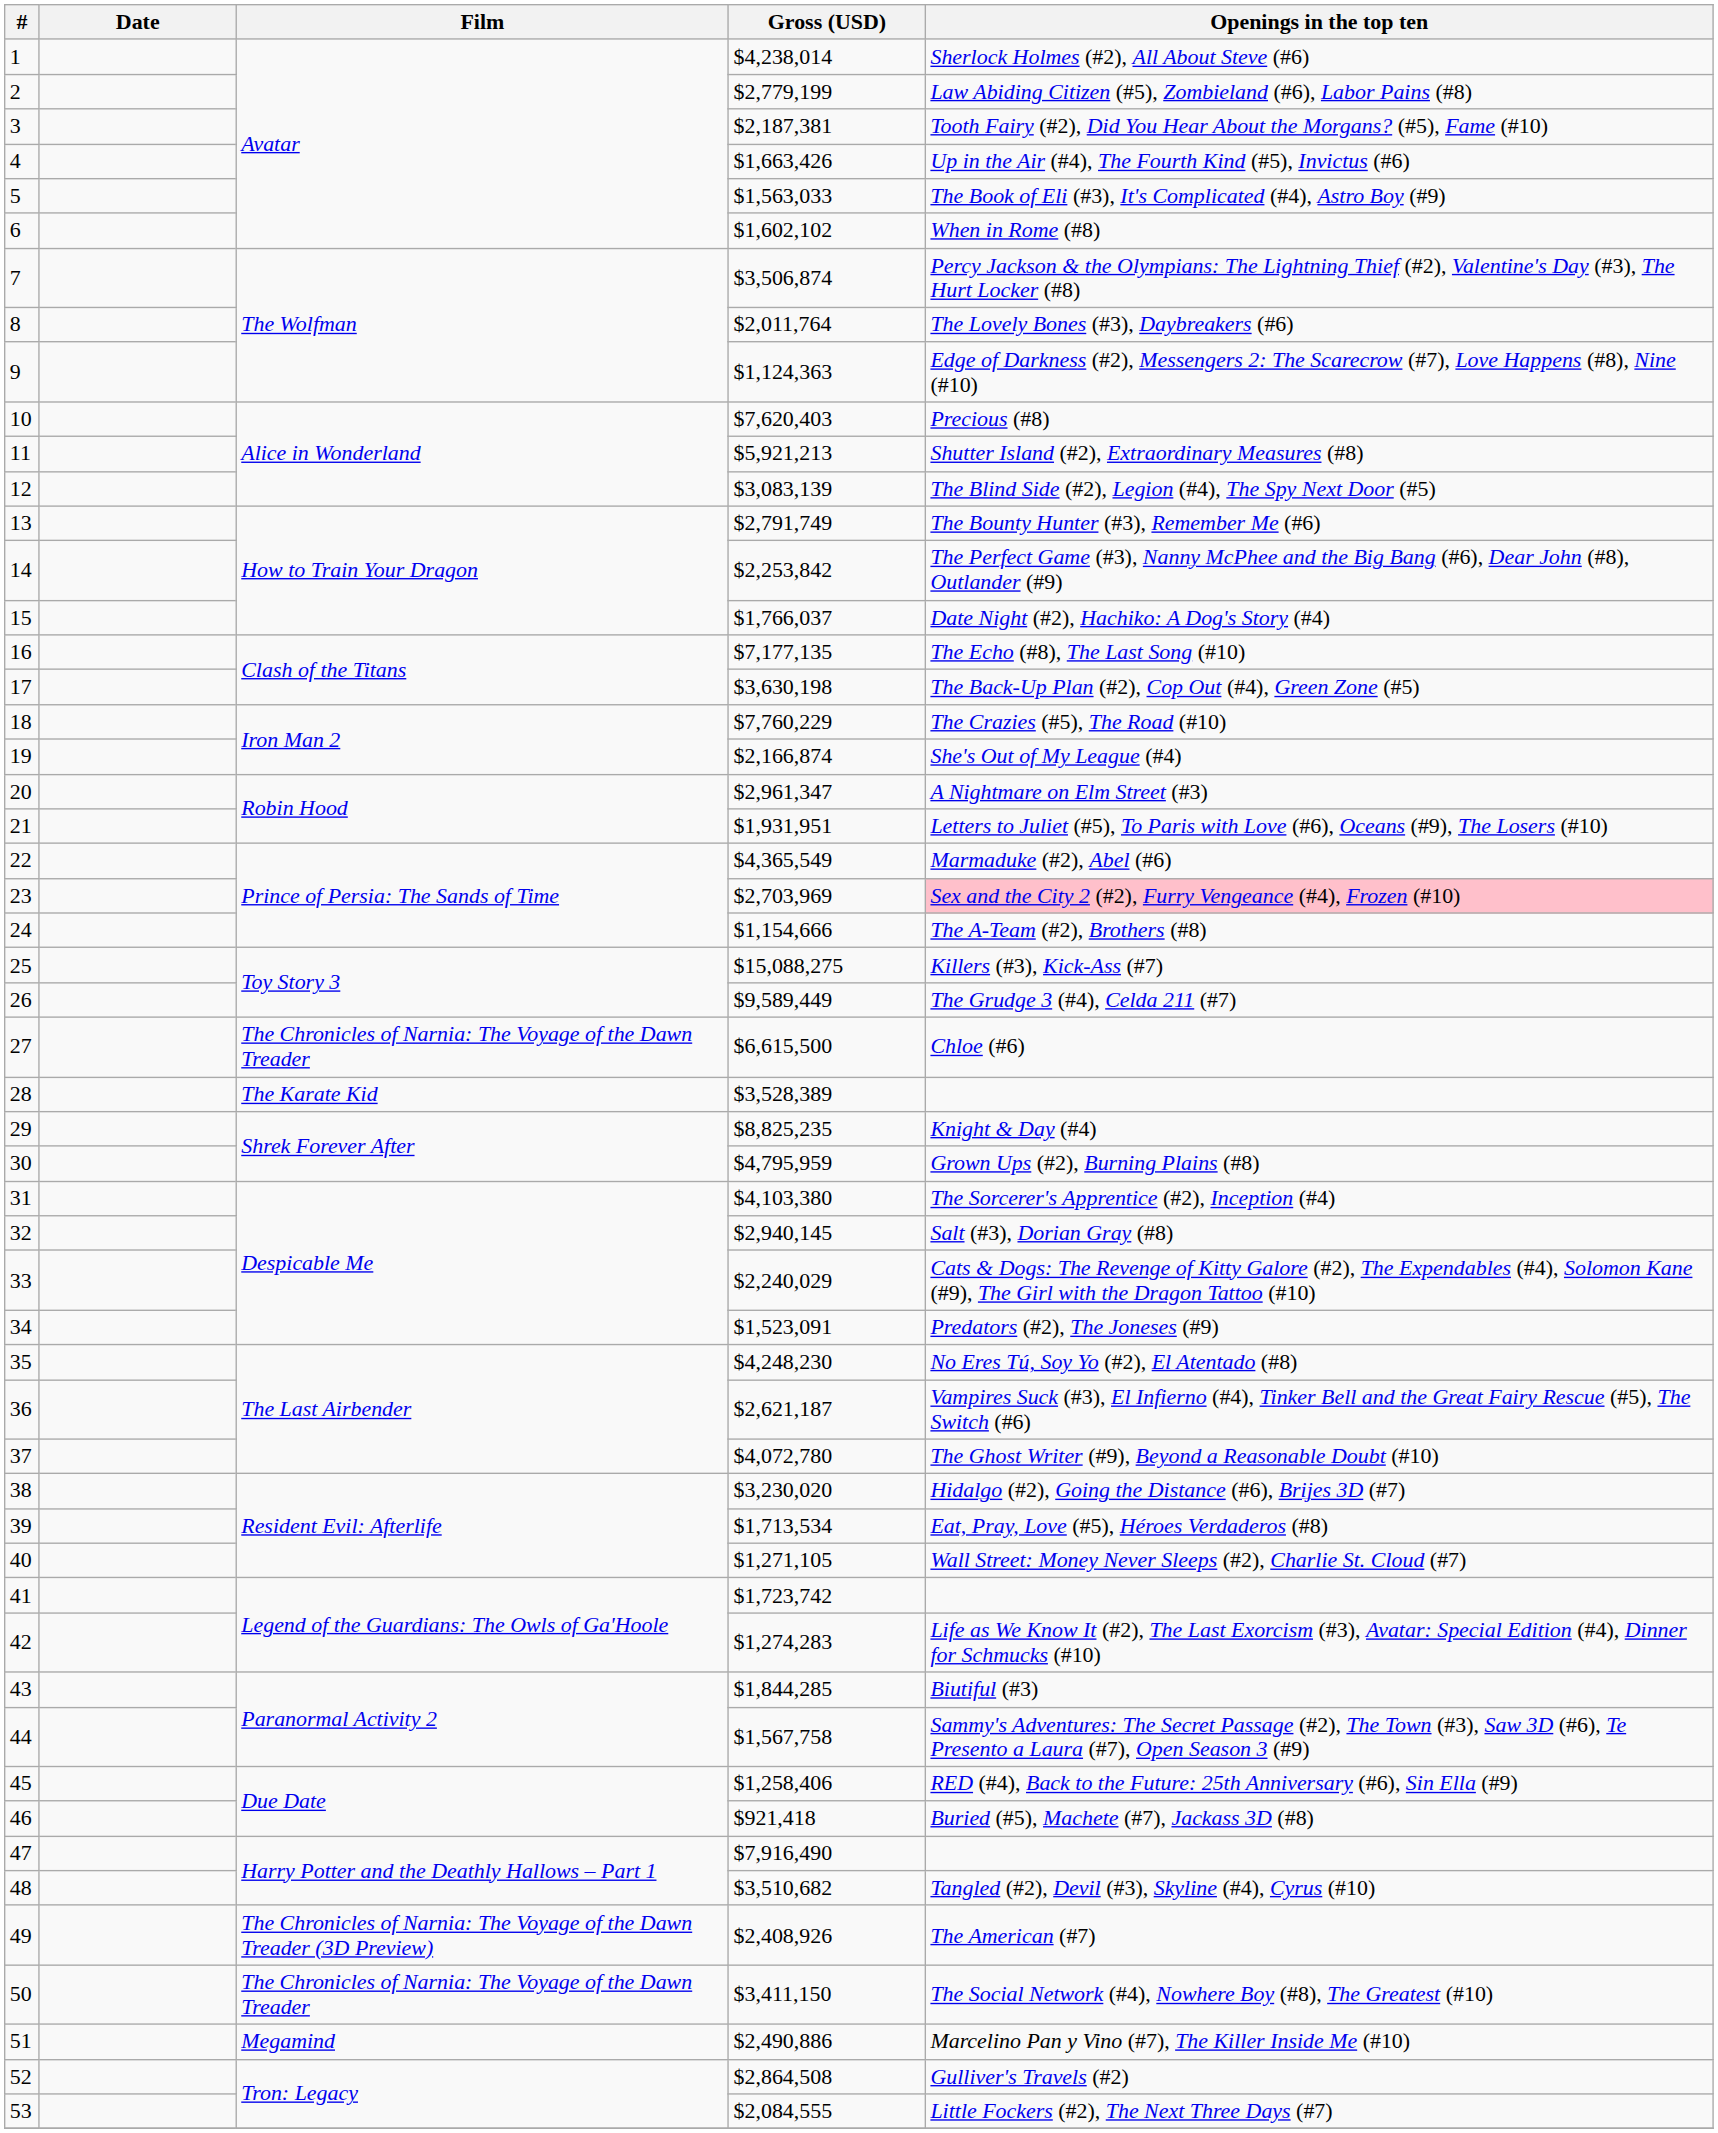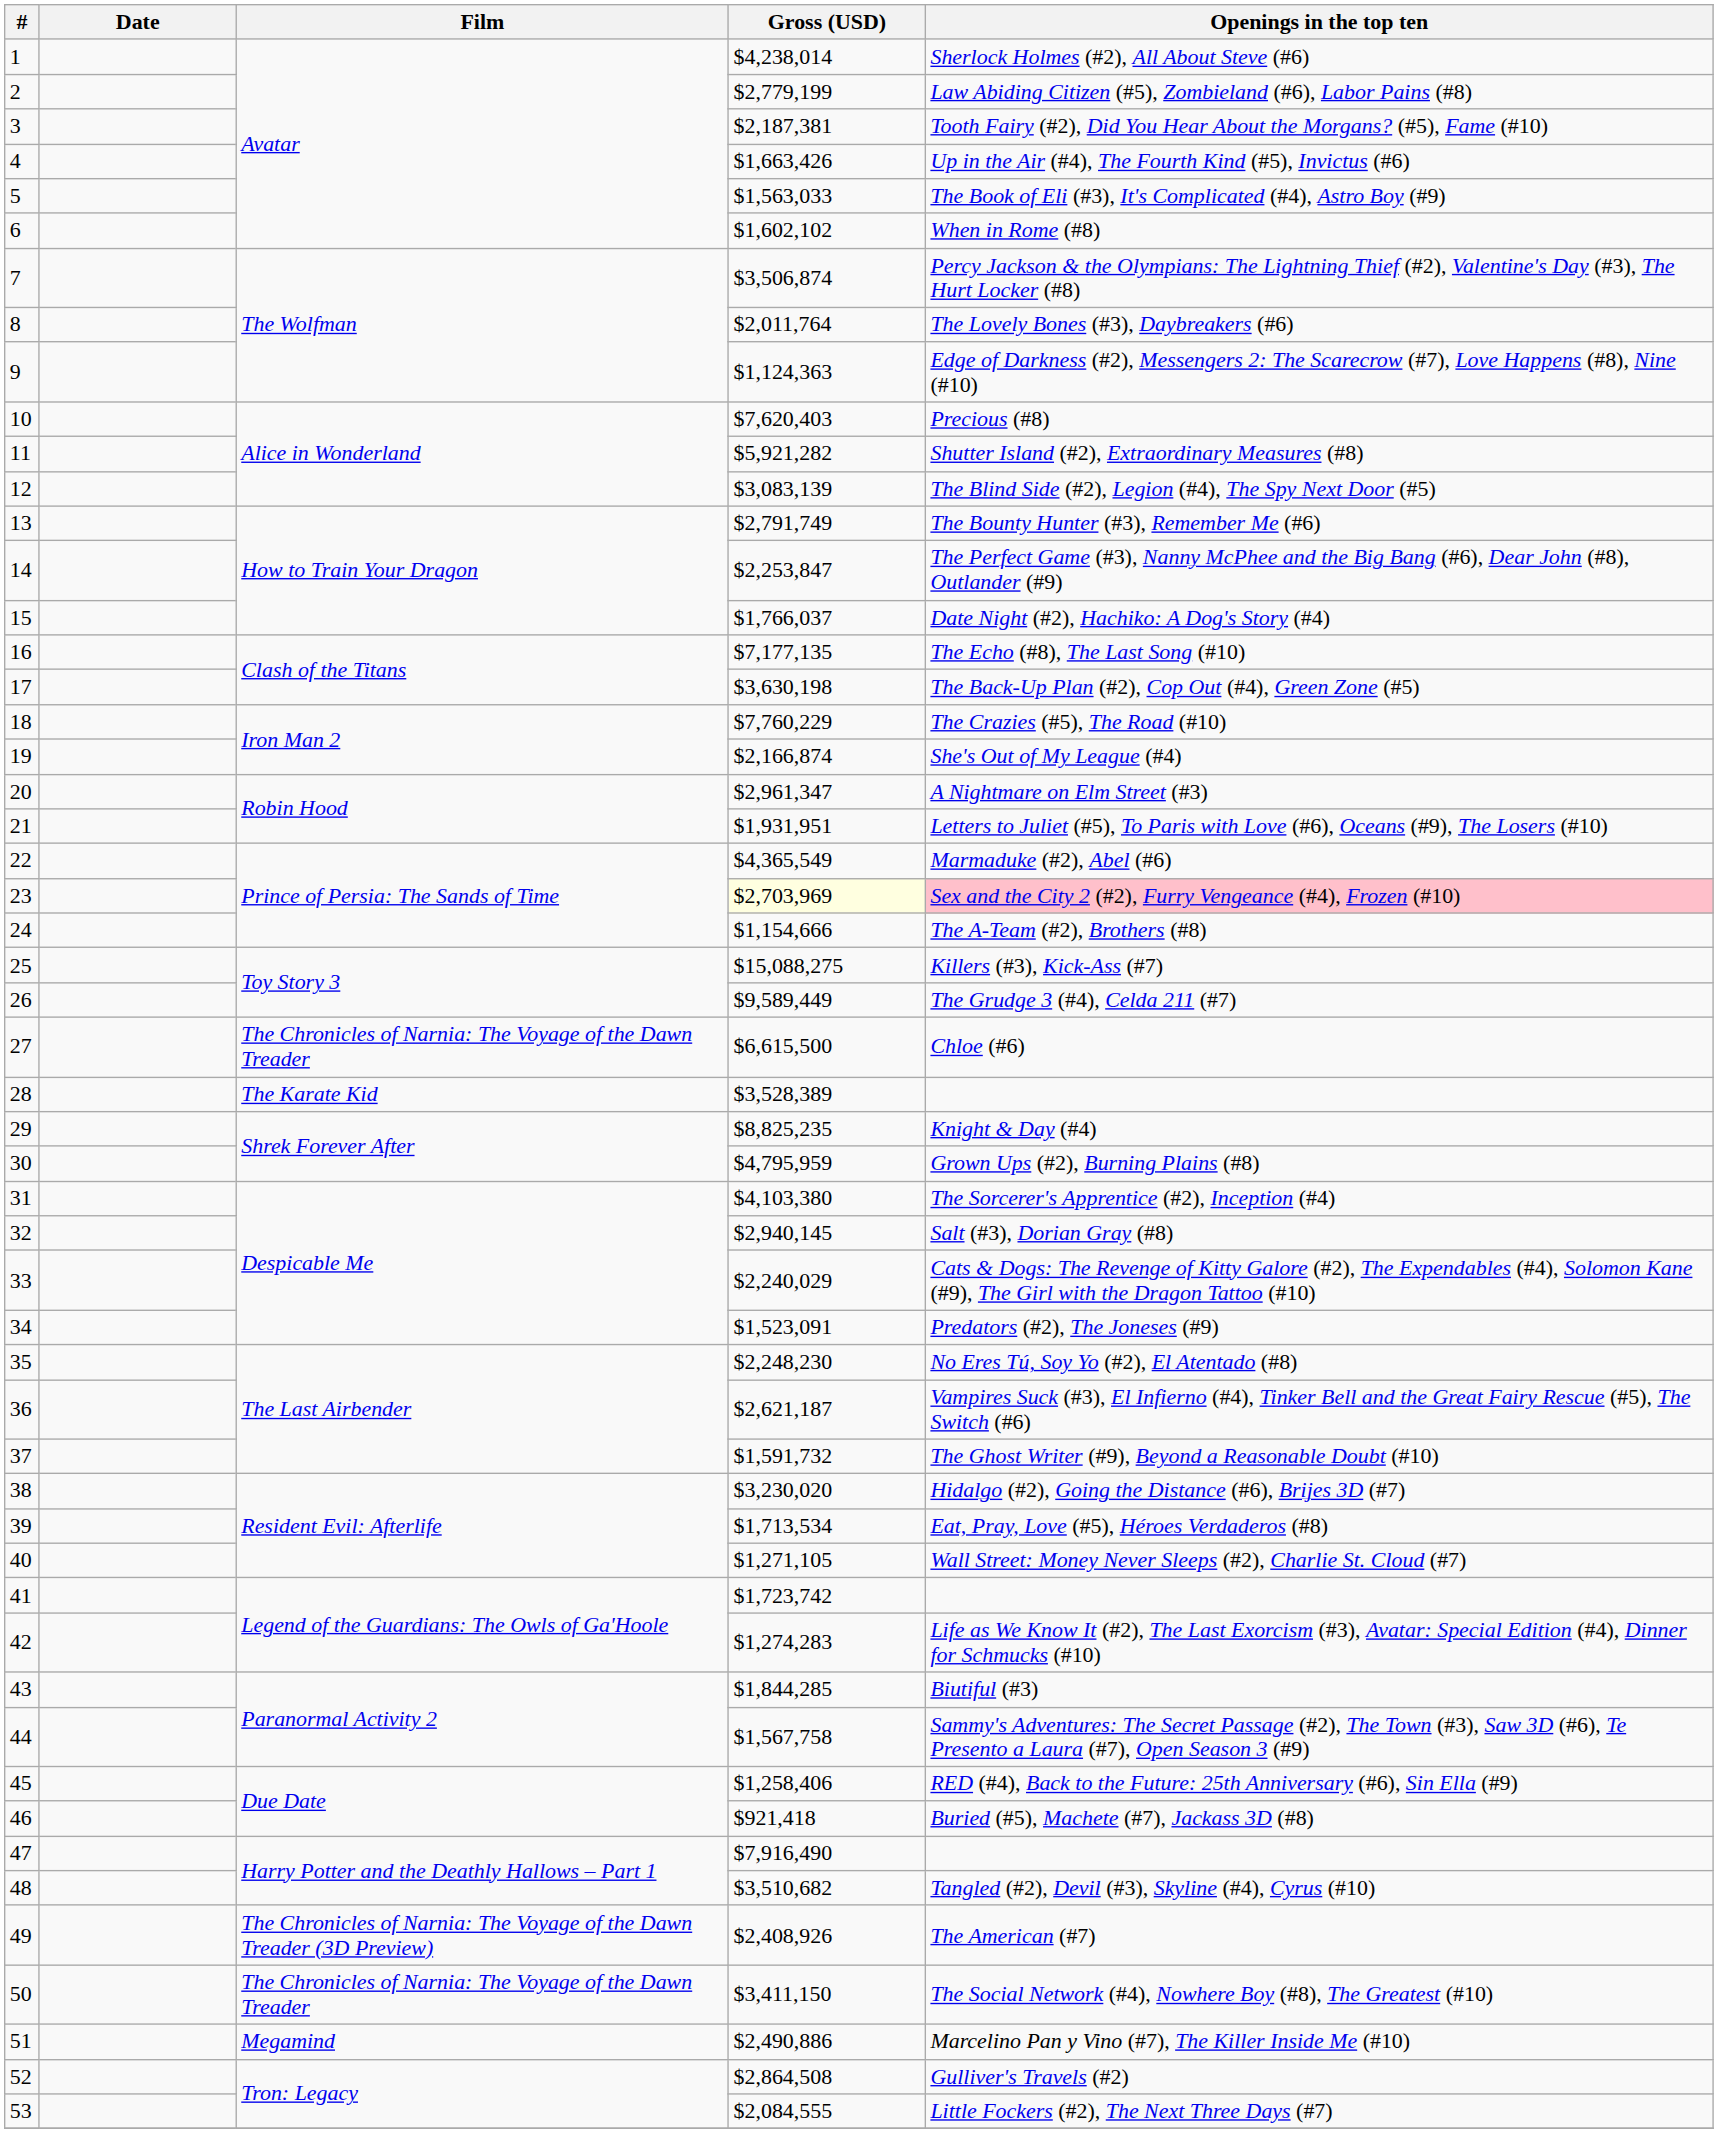(783, 453) $5,921,213 -> (783, 453) $5,921,282
(783, 570) $2,253,842 -> (783, 570) $2,253,847
(783, 895) no background -> (783, 895) lightyellow background
(783, 1361) $4,248,230 -> (783, 1361) $2,248,230
(783, 1456) $4,072,780 -> (783, 1456) $1,591,732
